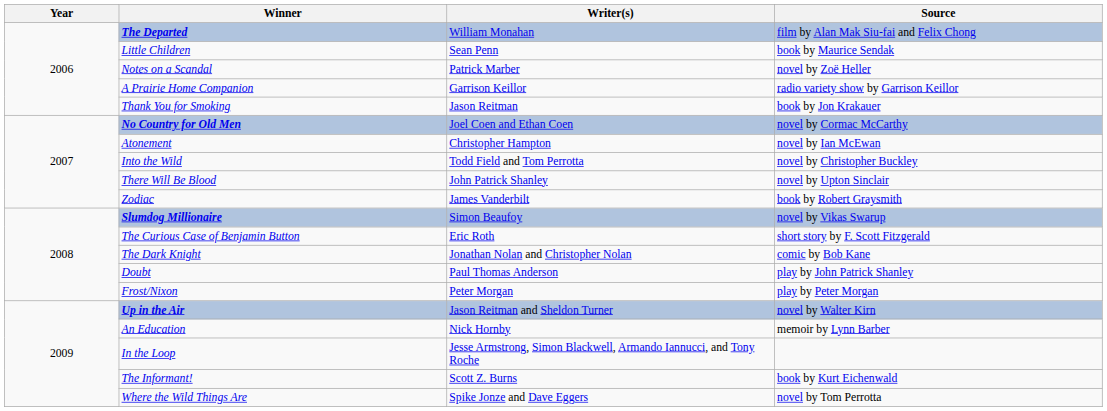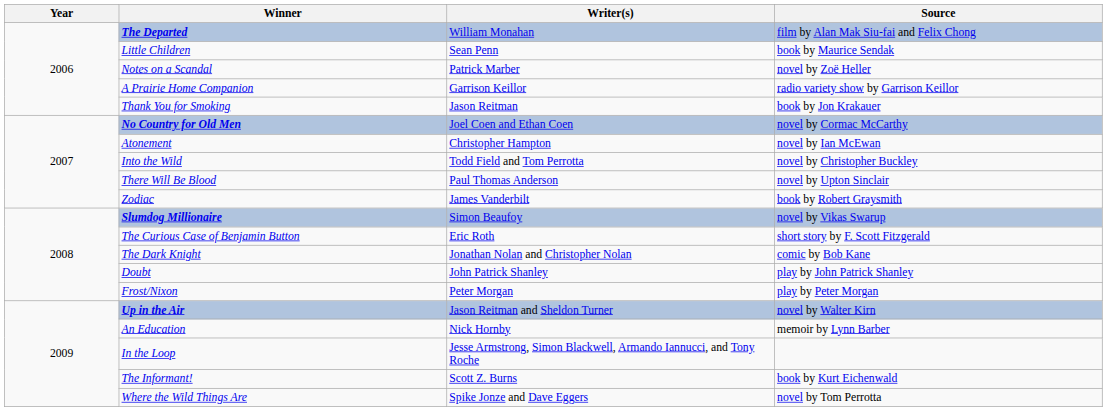(499, 180) John Patrick Shanley -> (504, 180) Paul Thomas Anderson
(504, 273) Paul Thomas Anderson -> (499, 273) John Patrick Shanley
